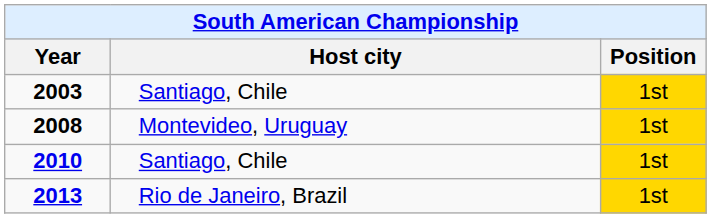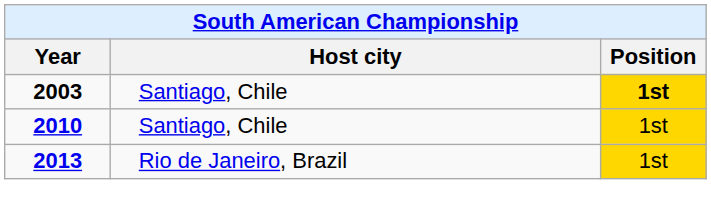(653, 91) normal -> (653, 91) bold
- row: (58, 126)
